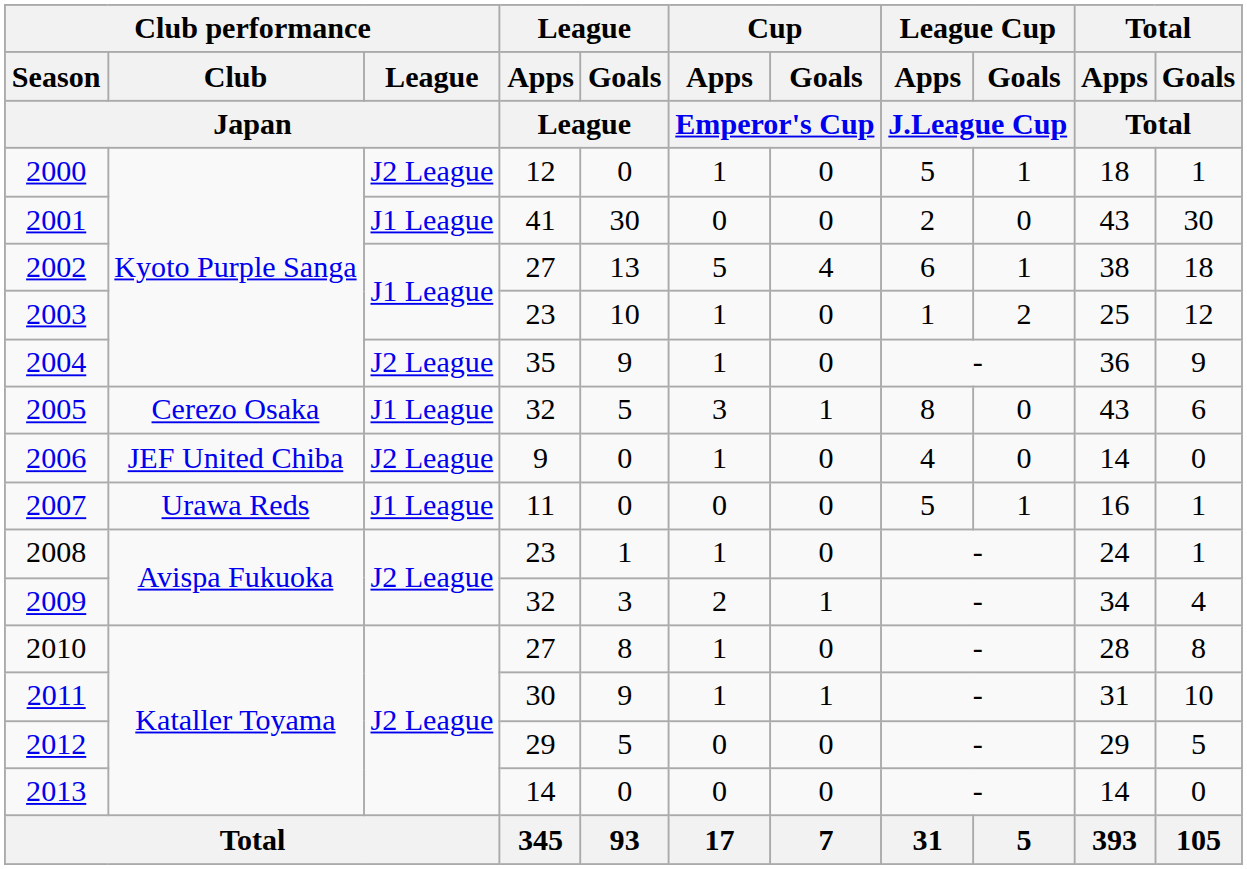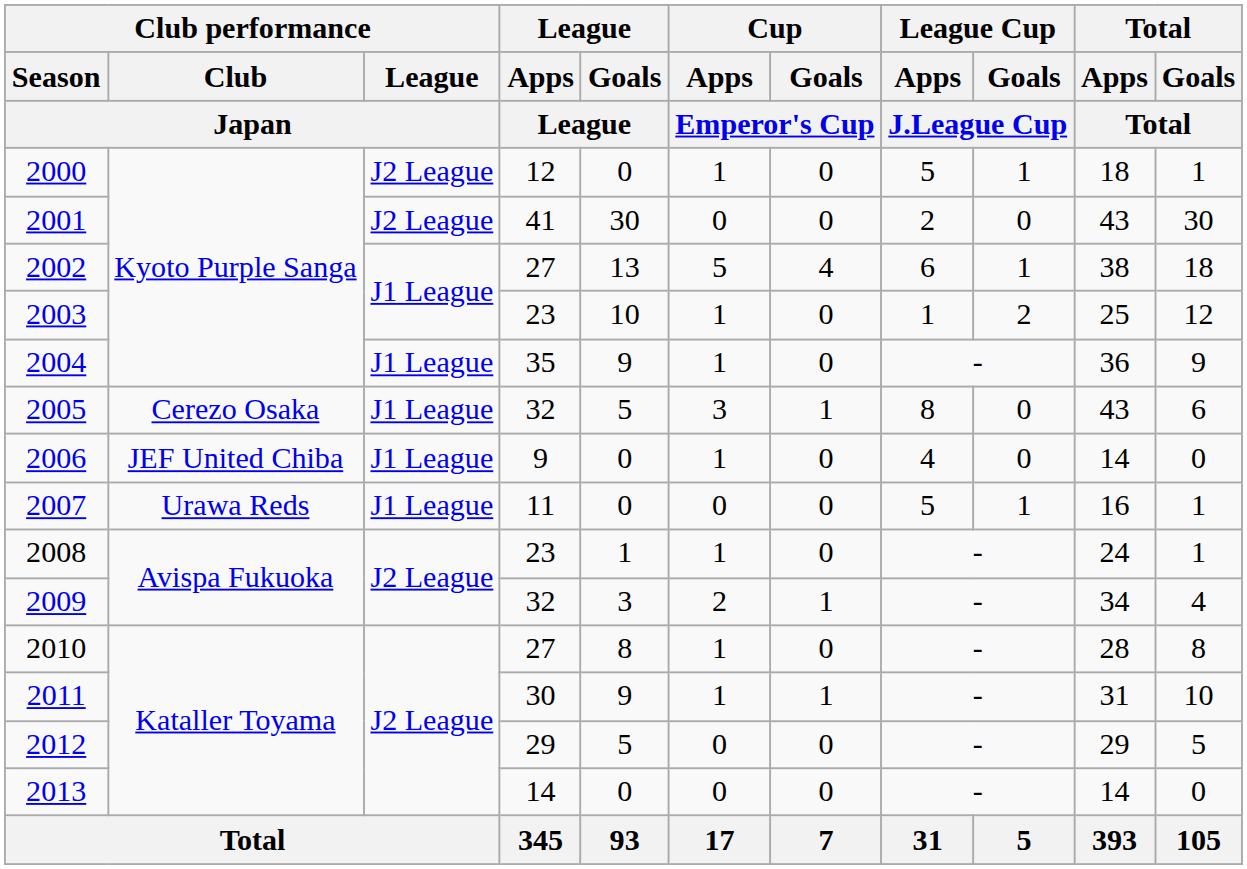(432, 219) J1 League -> (432, 219) J2 League
(432, 362) J2 League -> (432, 362) J1 League
(432, 457) J2 League -> (432, 457) J1 League
